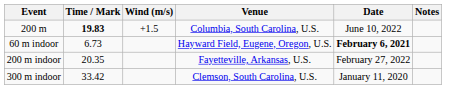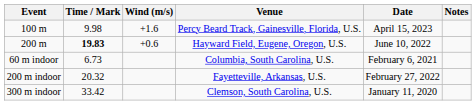+ row: (34, 28)
(149, 28) +1.5 -> (149, 44) +0.6
(255, 28) Columbia, South Carolina, U.S. -> (269, 44) Hayward Field, Eugene, Oregon, U.S.
(255, 44) Hayward Field, Eugene, Oregon, U.S. -> (269, 60) Columbia, South Carolina, U.S.
(373, 44) bold -> (403, 60) normal
(93, 60) 20.35 -> (93, 76) 20.32
